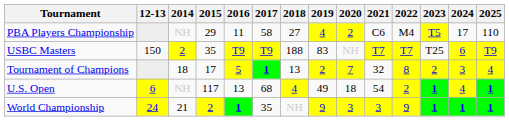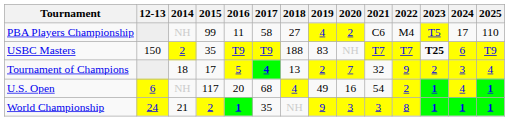(210, 32) 29 -> (210, 32) 99
(434, 51) normal -> (434, 51) bold
(266, 69) 1 -> (266, 69) 4
(406, 69) 8 -> (406, 69) 9
(238, 88) 13 -> (238, 88) 20
(350, 88) 18 -> (350, 88) 16
(406, 107) 9 -> (406, 107) 8
